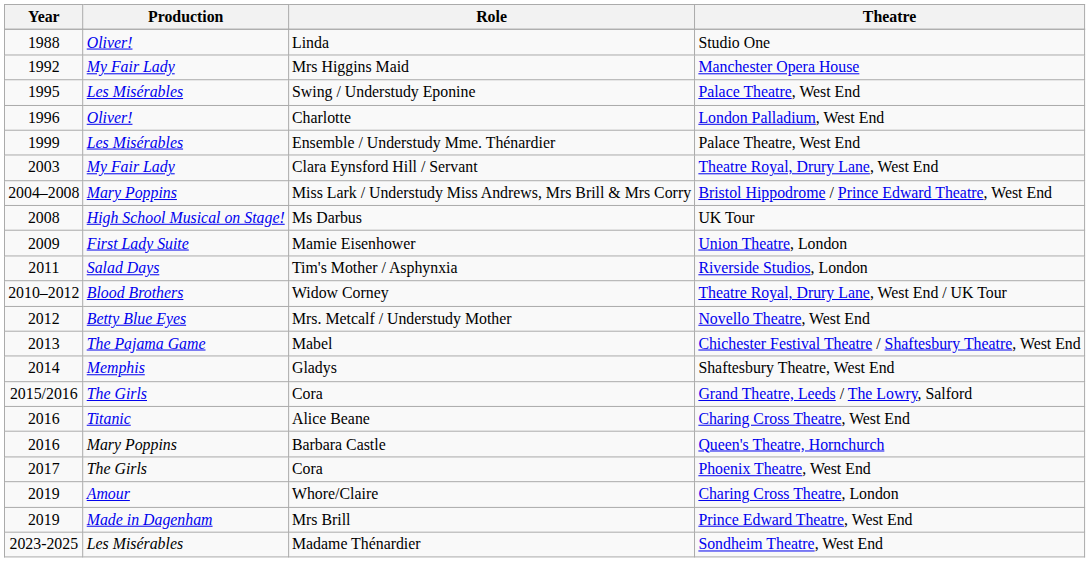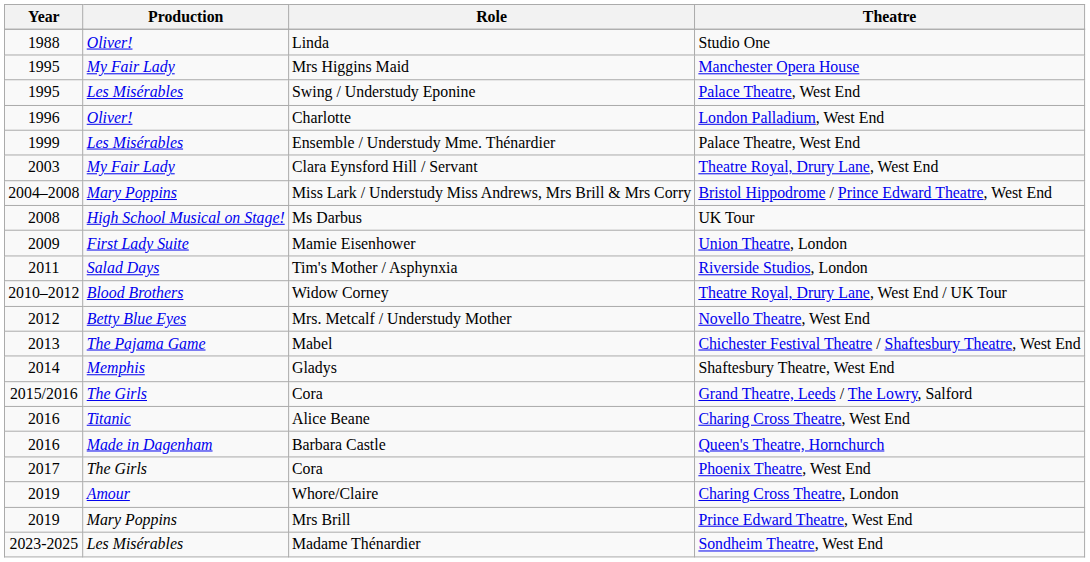(44, 67) 1992 -> (44, 67) 1995
(132, 444) Mary Poppins -> (150, 444) Made in Dagenham
(150, 519) Made in Dagenham -> (132, 519) Mary Poppins
